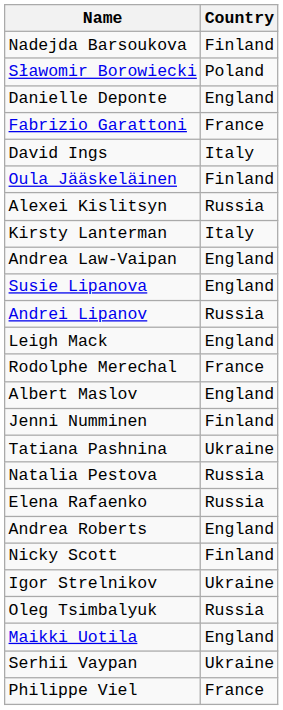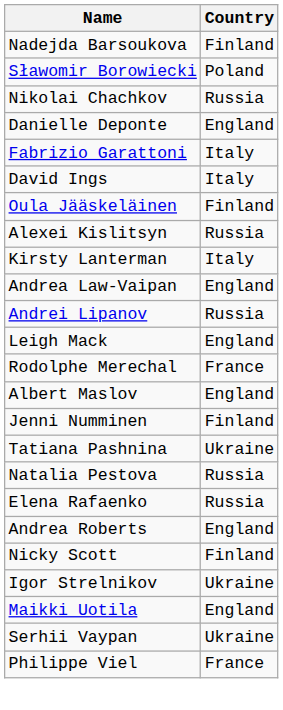+ row: (88, 99)
(234, 126) France -> (229, 153) Italy
- row: (78, 287)
- row: (83, 610)
